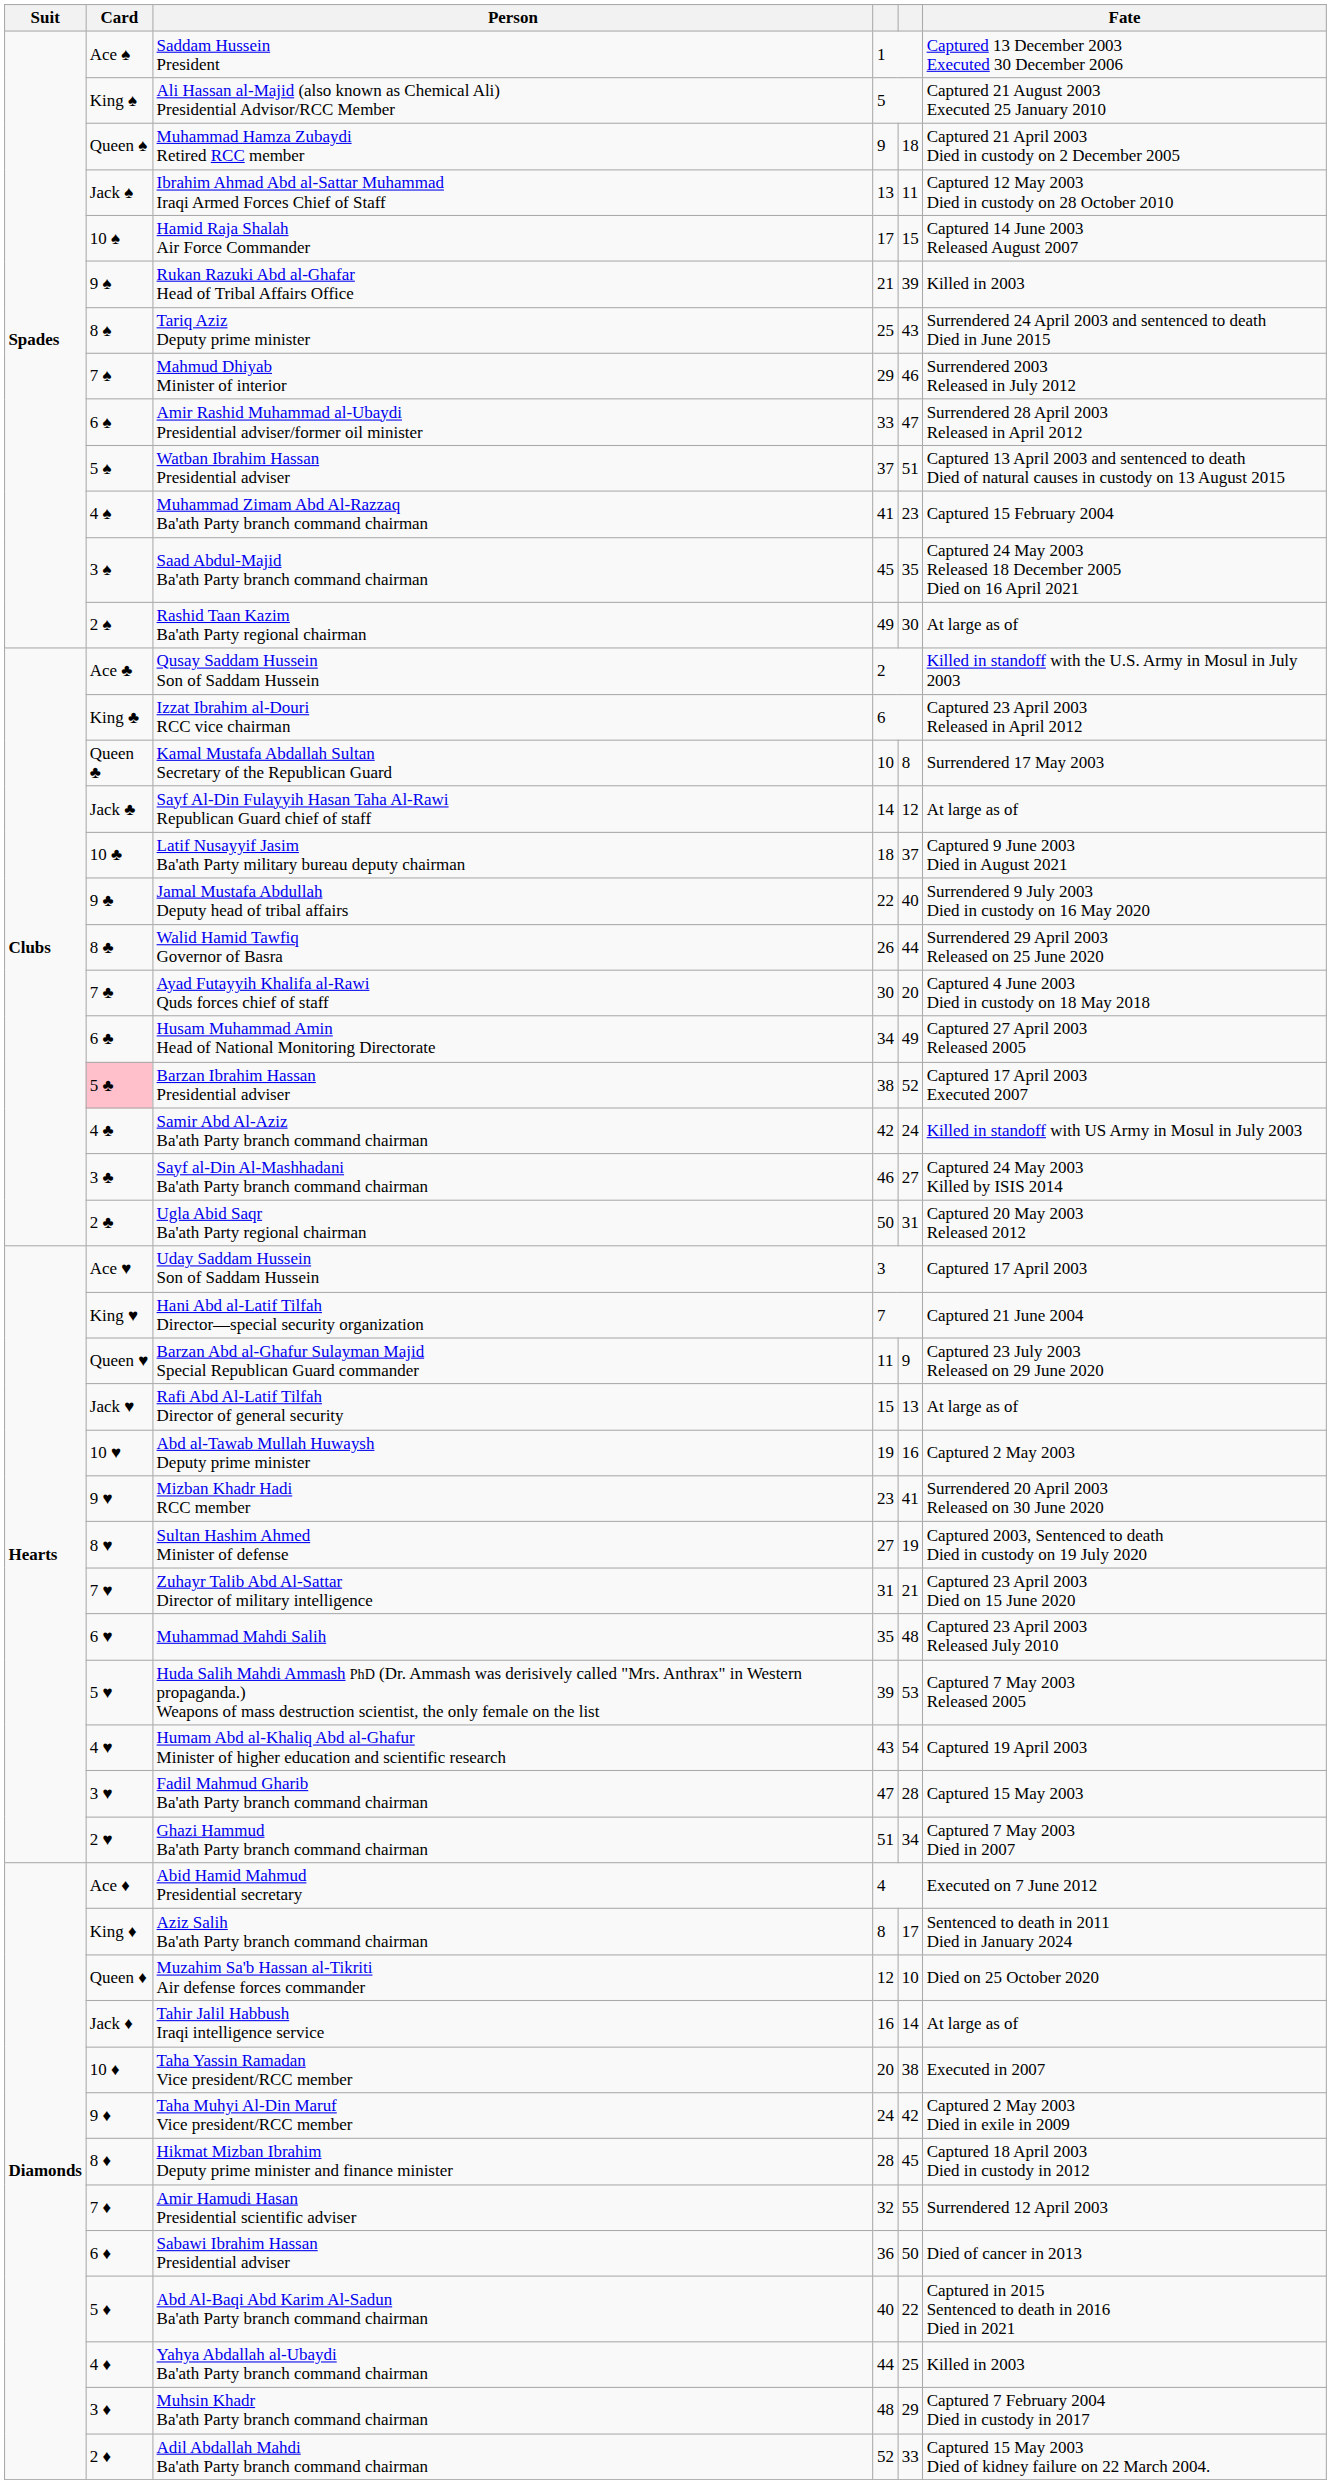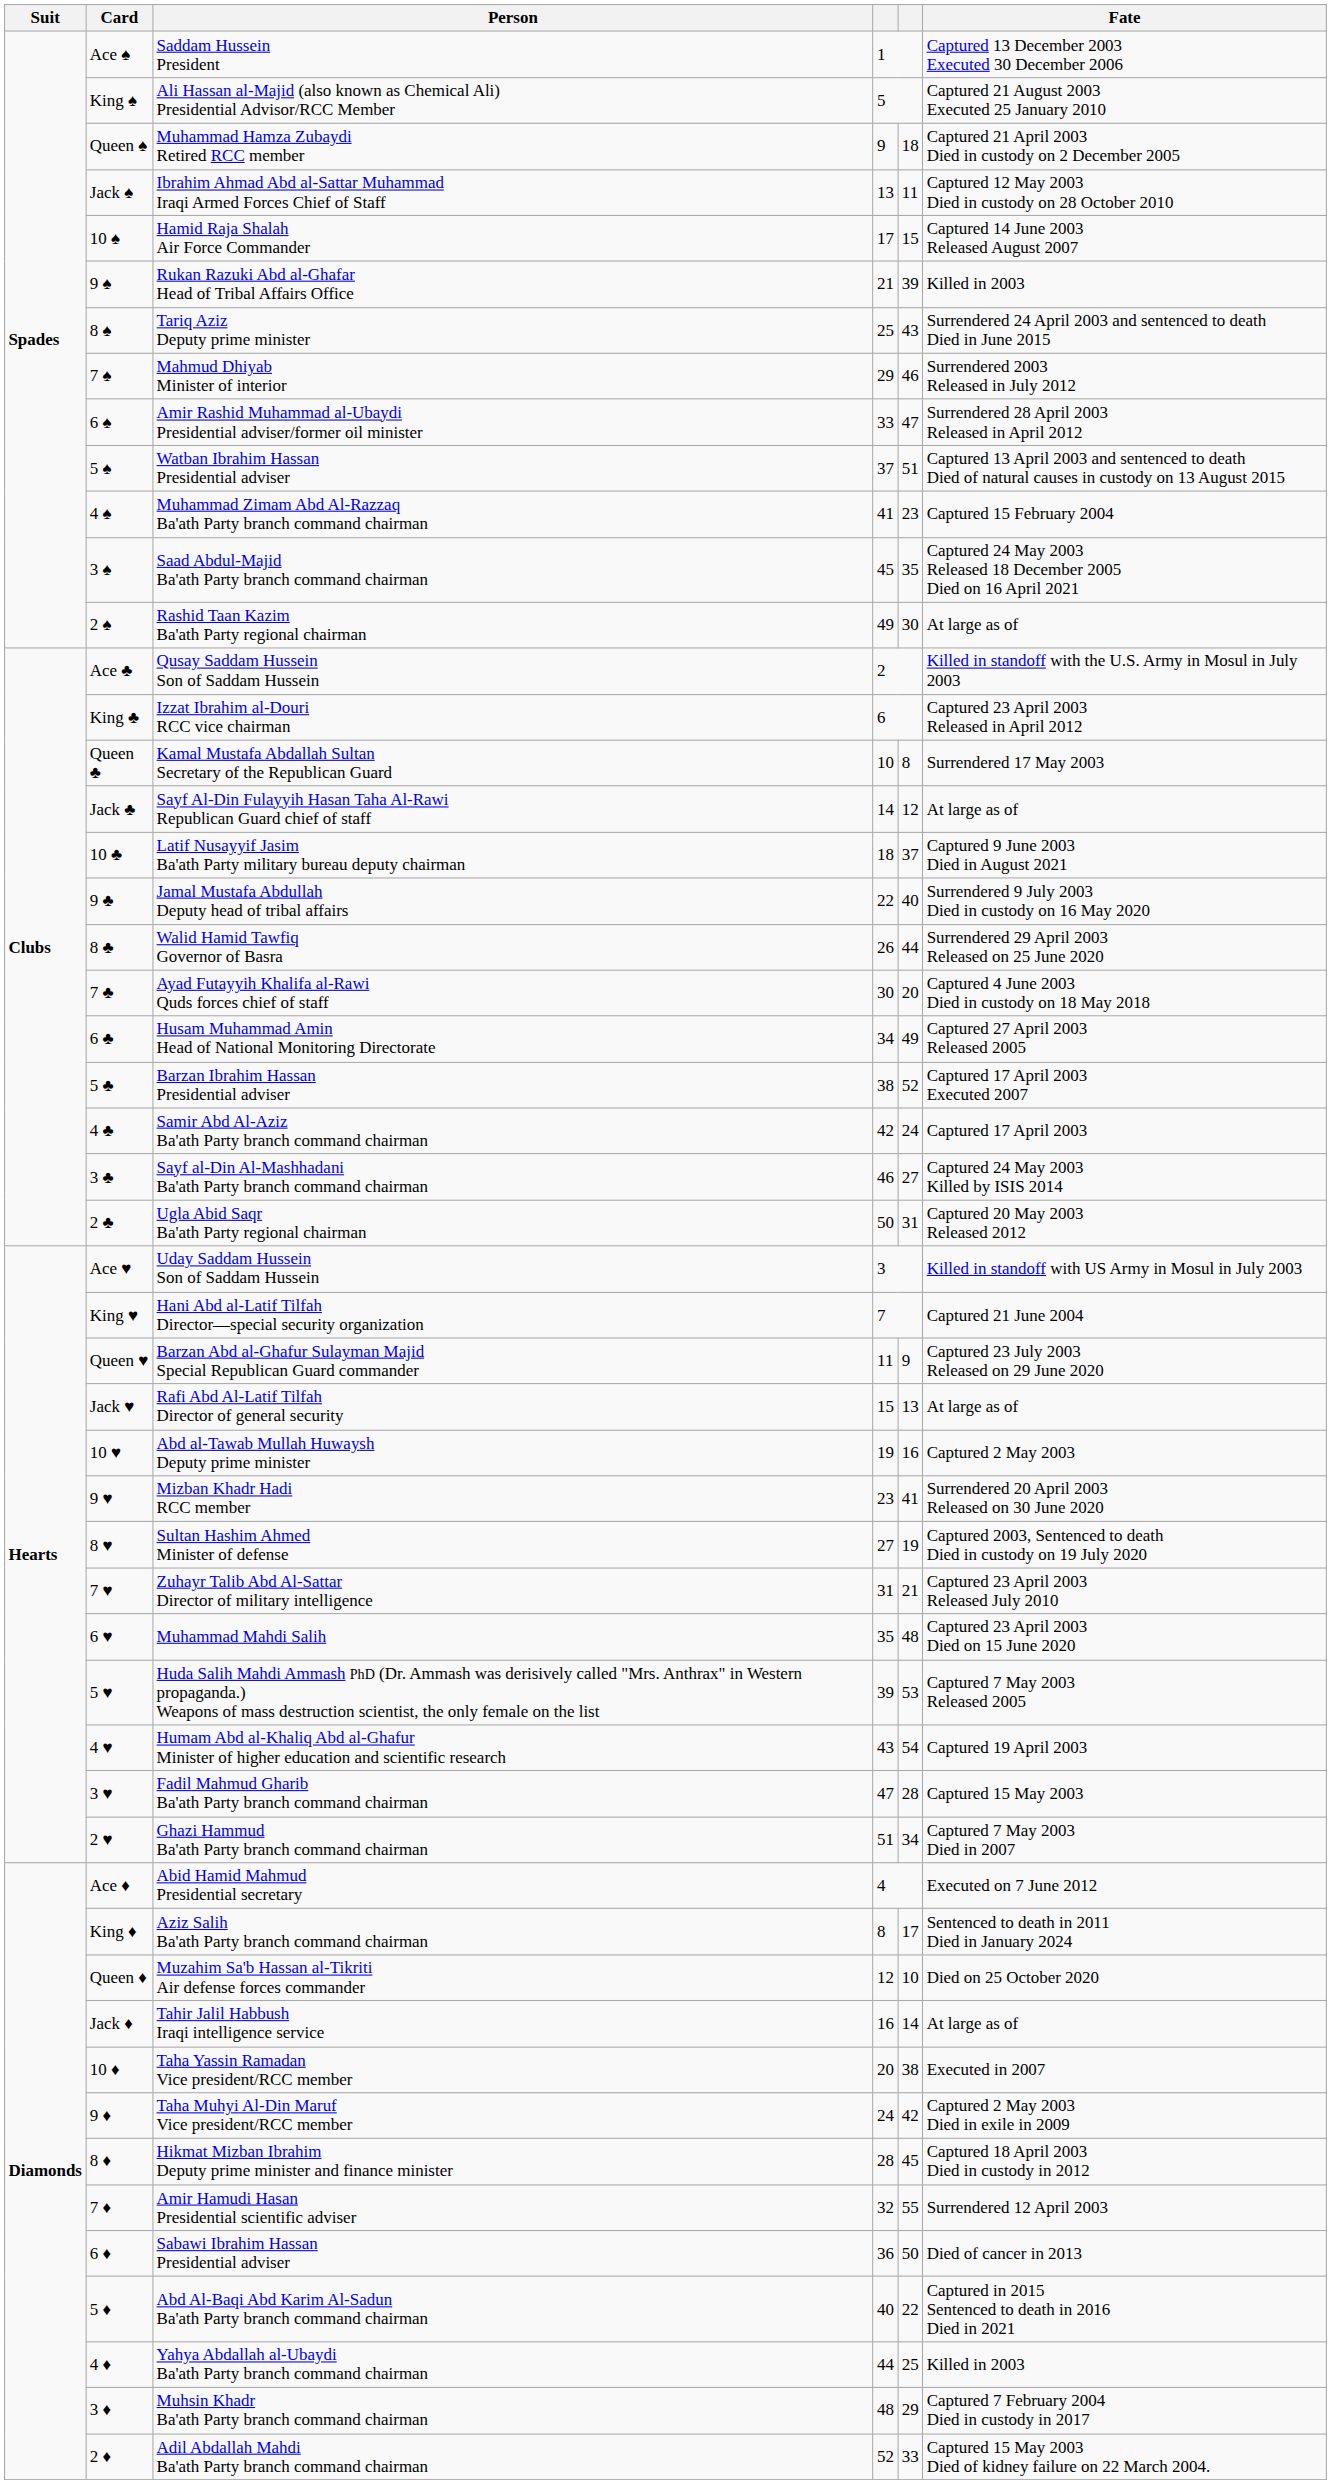(102, 1084) pink background -> (102, 1084) no background
(1114, 1130) Killed in standoff with US Army in Mosul in July 2003 -> (1007, 1130) Captured 17 April 2003
(1007, 1268) Captured 17 April 2003 -> (1114, 1268) Killed in standoff with US Army in Mosul in July 2003
(1007, 1590) Captured 23 April 2003 Died on 15 June 2020 -> (1007, 1590) Captured 23 April 2003 Released July 2010
(1007, 1636) Captured 23 April 2003 Released July 2010 -> (1007, 1636) Captured 23 April 2003 Died on 15 June 2020
